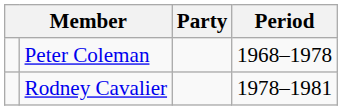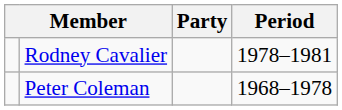rows swapped: (87, 54) <-> (96, 88)
